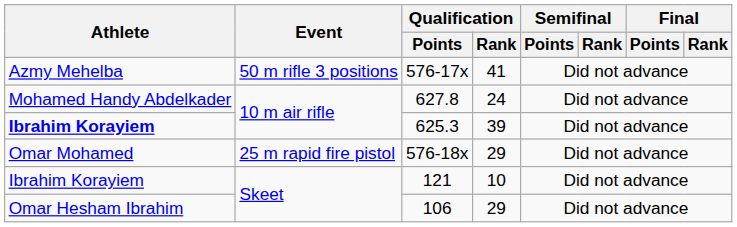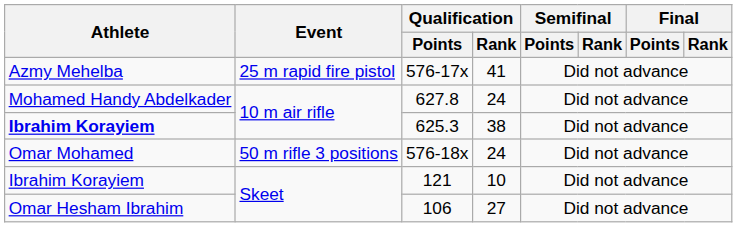(319, 72) 50 m rifle 3 positions -> (317, 72) 25 m rapid fire pistol
(496, 126) 39 -> (496, 126) 38
(317, 154) 25 m rapid fire pistol -> (319, 154) 50 m rifle 3 positions
(496, 154) 29 -> (496, 154) 24
(496, 208) 29 -> (496, 208) 27
